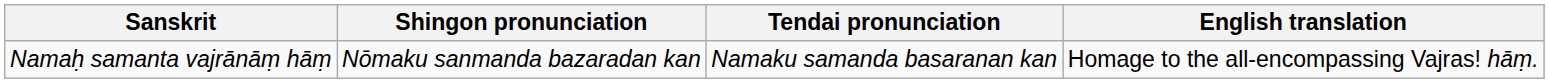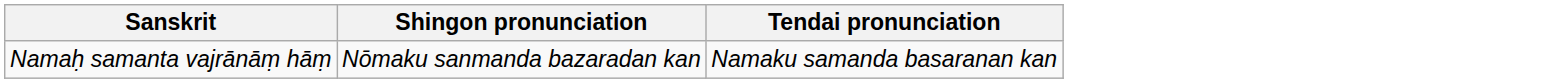- column: (1303, 22)
